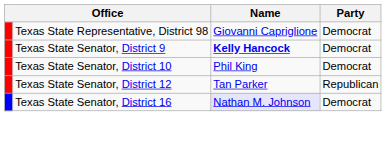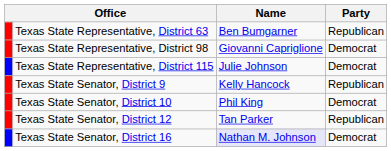+ row: (112, 31)
+ row: (114, 66)
(252, 48) bold -> (254, 84) normal
(347, 48) Democrat -> (356, 84) Republican
